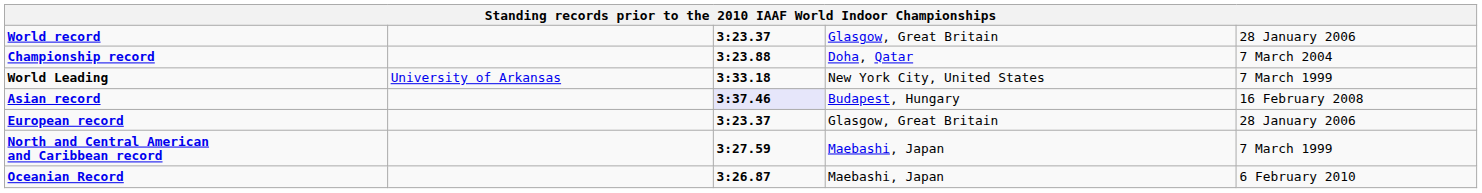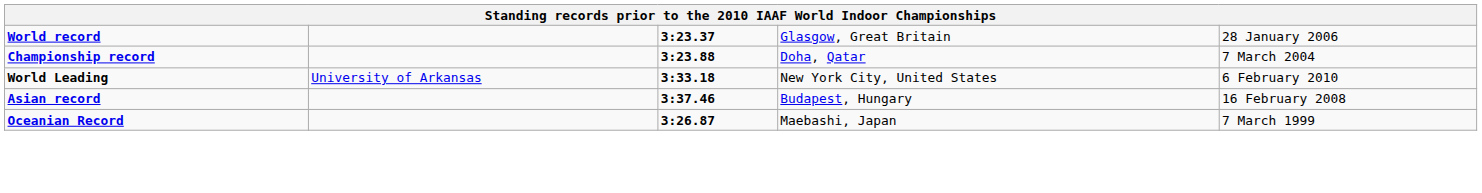(1286, 78) 7 March 1999 -> (1280, 78) 6 February 2010
(744, 99) lavender background -> (688, 99) no background
- row: (66, 120)
- row: (108, 148)
(1298, 177) 6 February 2010 -> (1269, 120) 7 March 1999
